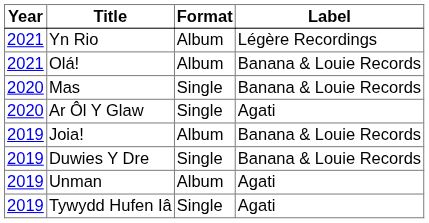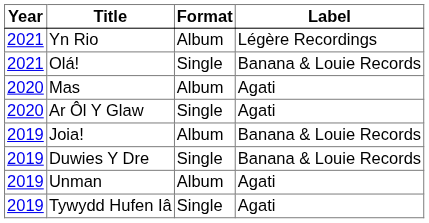(200, 63) Album -> (200, 63) Single
(200, 87) Single -> (200, 87) Album
(329, 87) Banana & Louie Records -> (257, 87) Agati
